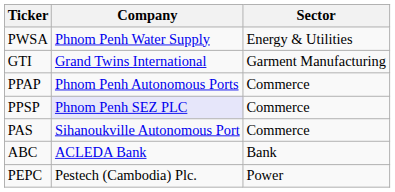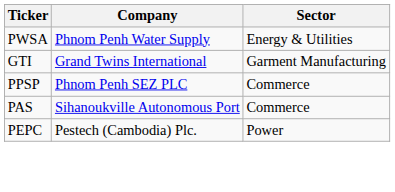- row: (24, 84)
(121, 107) lavender background -> (121, 84) no background
- row: (23, 152)
